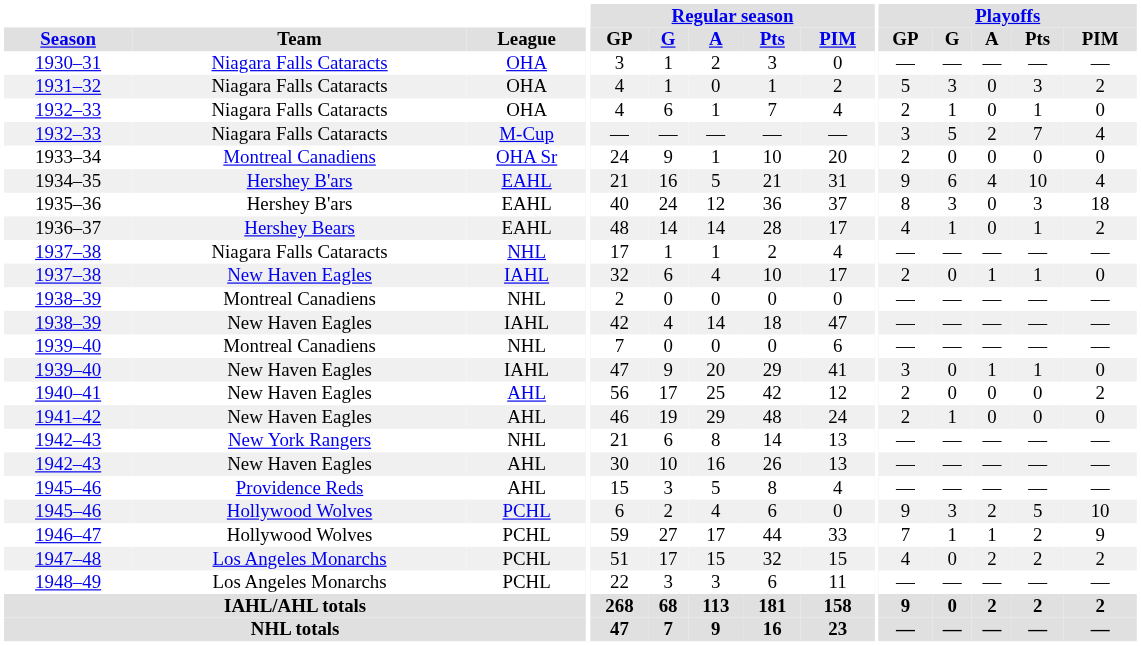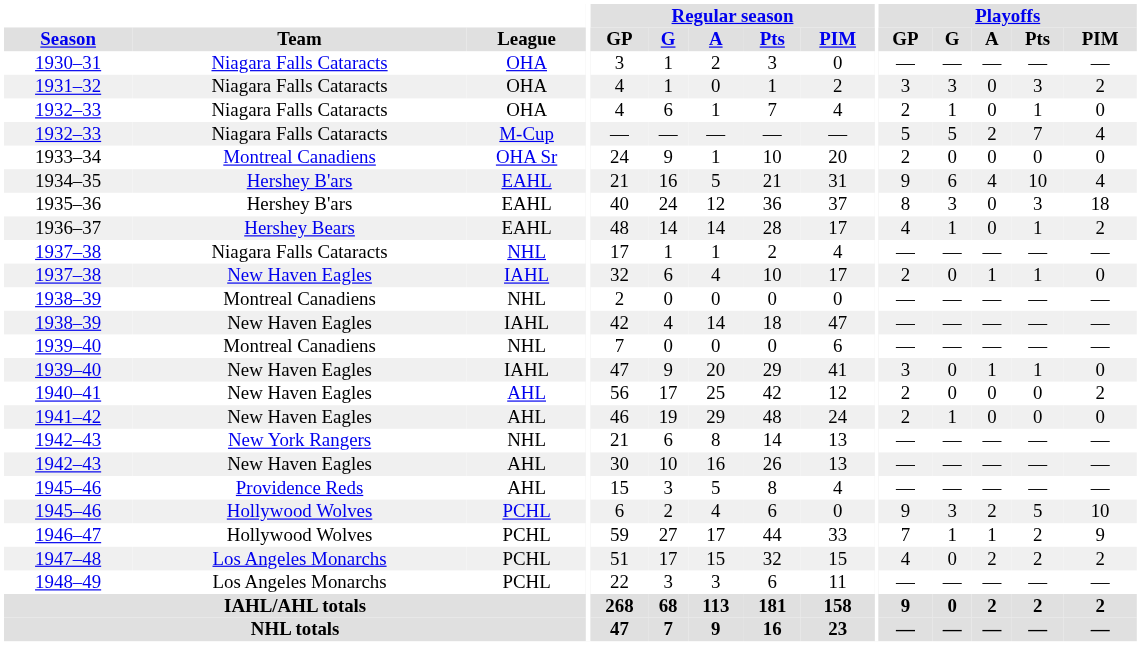(905, 86) 5 -> (905, 86) 3
(905, 133) 3 -> (905, 133) 5
